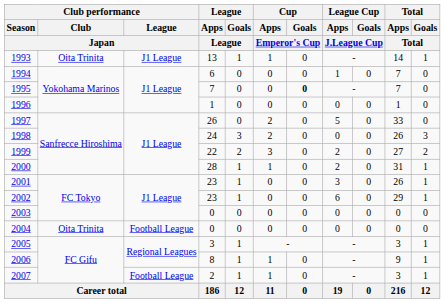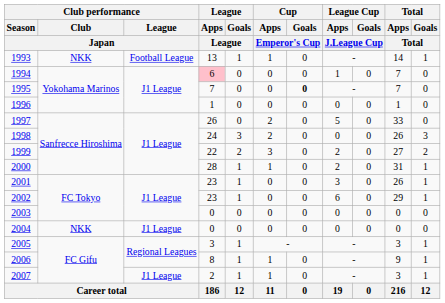(81, 58) Oita Trinita -> (81, 58) NKK
(162, 58) J1 League -> (162, 58) Football League
(212, 74) no background -> (212, 74) pink background
(81, 228) Oita Trinita -> (81, 228) NKK
(162, 228) Football League -> (162, 228) J1 League
(162, 275) Football League -> (162, 275) J1 League
